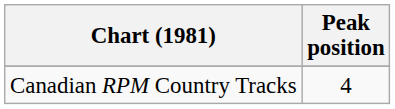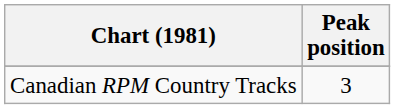(346, 84) 4 -> (346, 84) 3
